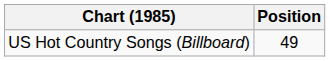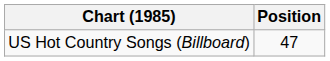(289, 42) 49 -> (289, 42) 47
